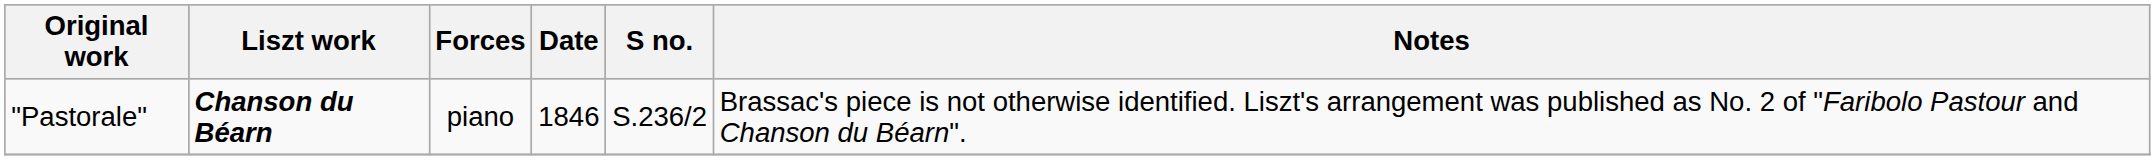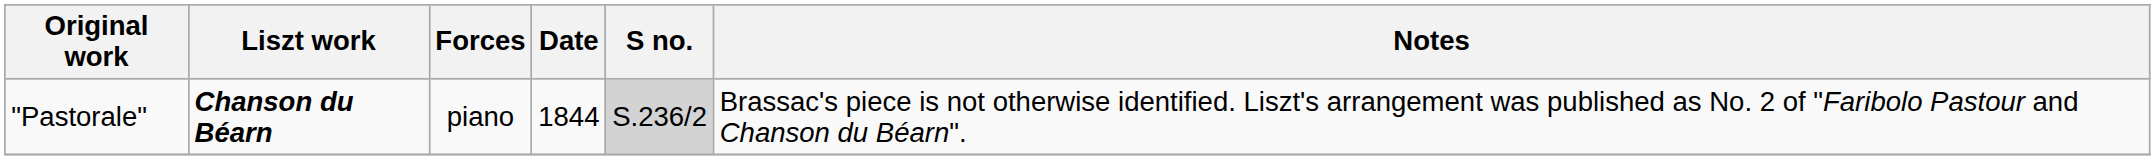(569, 116) 1846 -> (569, 116) 1844
(660, 116) no background -> (660, 116) lightgrey background
